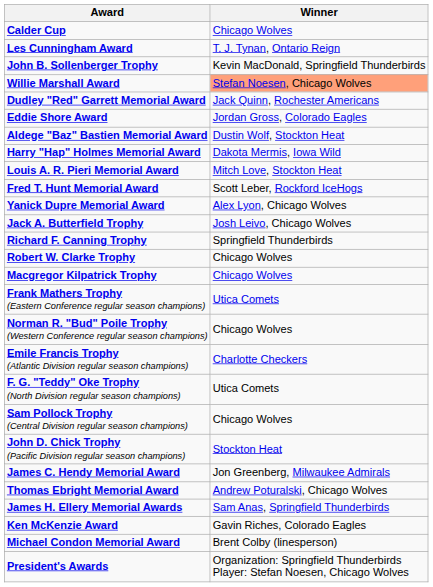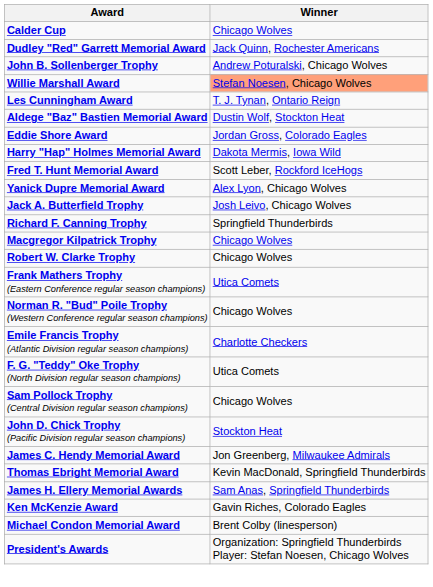rows swapped: (70, 48) <-> (106, 100)
(319, 65) Kevin MacDonald, Springfield Thunderbirds -> (300, 65) Andrew Poturalski, Chicago Wolves
rows swapped: (57, 118) <-> (107, 135)
- row: (93, 170)
rows swapped: (71, 258) <-> (82, 275)
(300, 490) Andrew Poturalski, Chicago Wolves -> (319, 472) Kevin MacDonald, Springfield Thunderbirds
